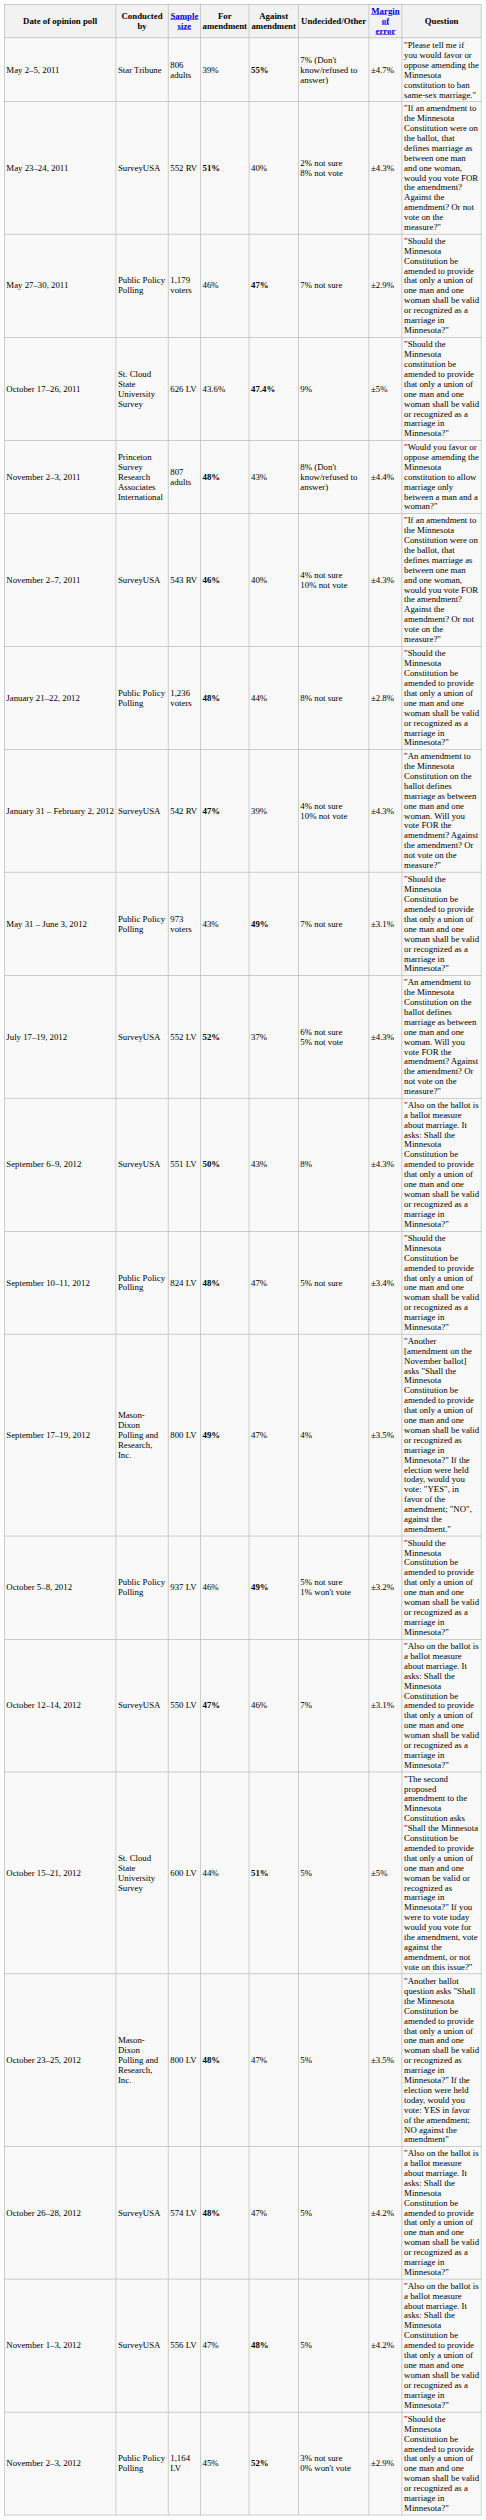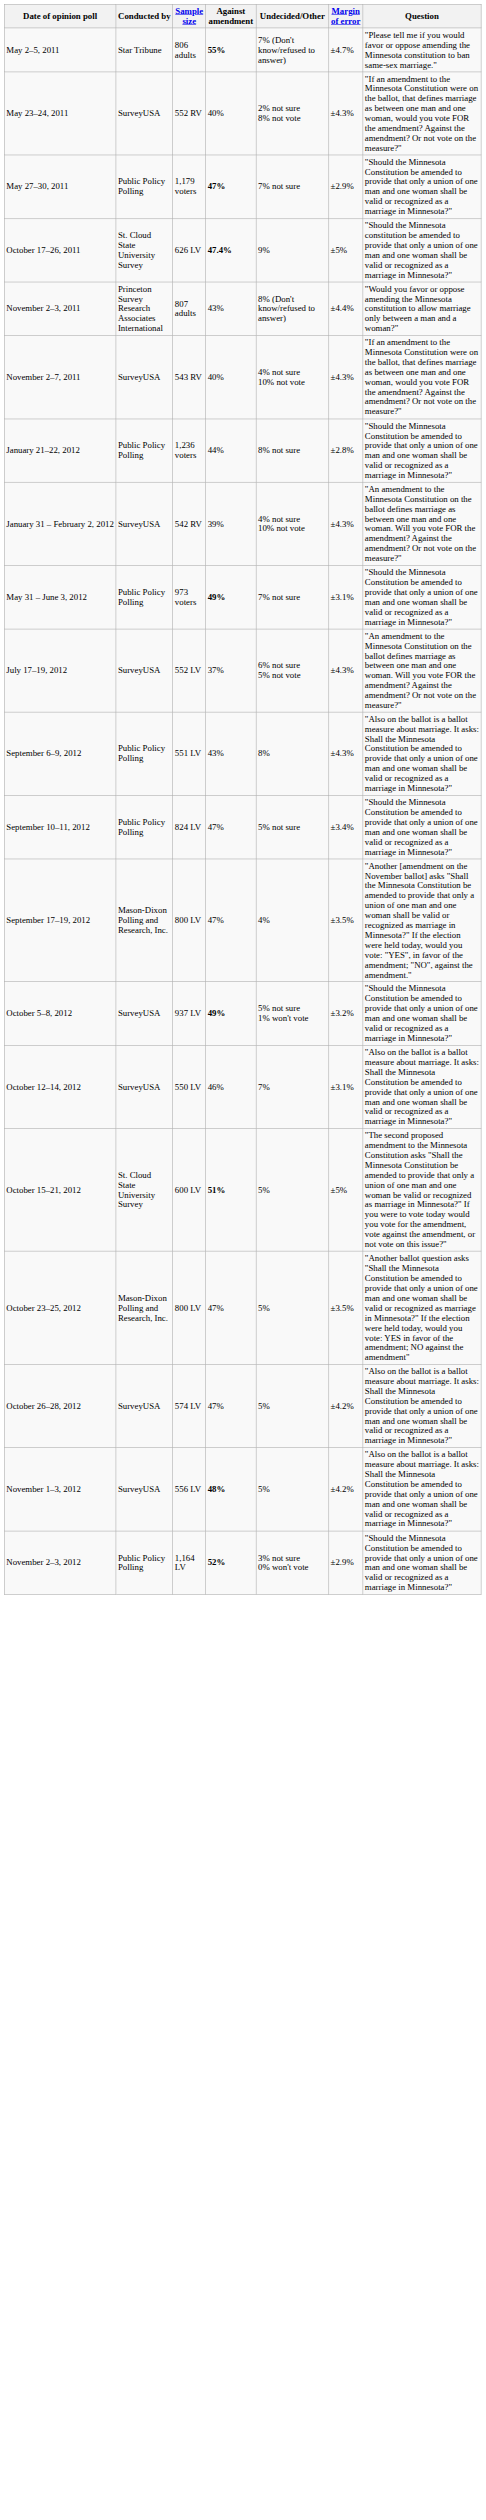- column: (225, 21)
(139, 1164) SurveyUSA -> (141, 754) Public Policy Polling
(141, 1587) Public Policy Polling -> (139, 1013) SurveyUSA
